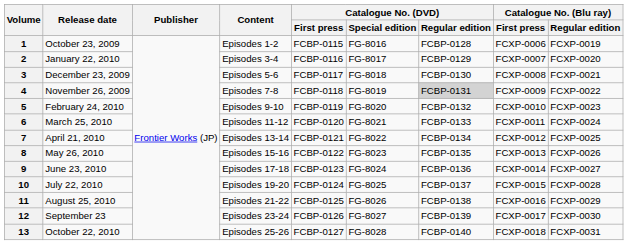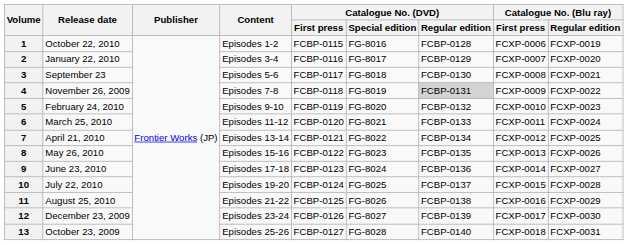(82, 44) October 23, 2009 -> (82, 44) October 22, 2010
(88, 75) December 23, 2009 -> (75, 75) September 23
(75, 216) September 23 -> (88, 216) December 23, 2009
(82, 232) October 22, 2010 -> (82, 232) October 23, 2009
